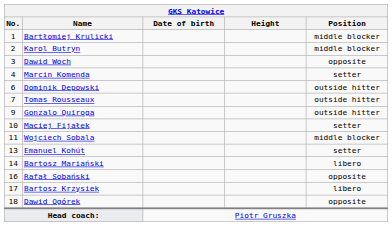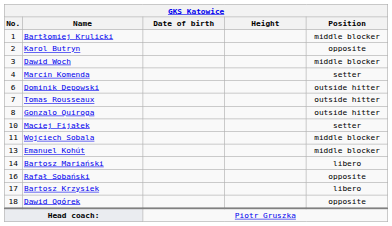(347, 49) middle blocker -> (347, 49) opposite
(347, 62) opposite -> (347, 62) middle blocker
(13, 112) 9 -> (13, 112) 8
(347, 150) setter -> (347, 150) middle blocker
